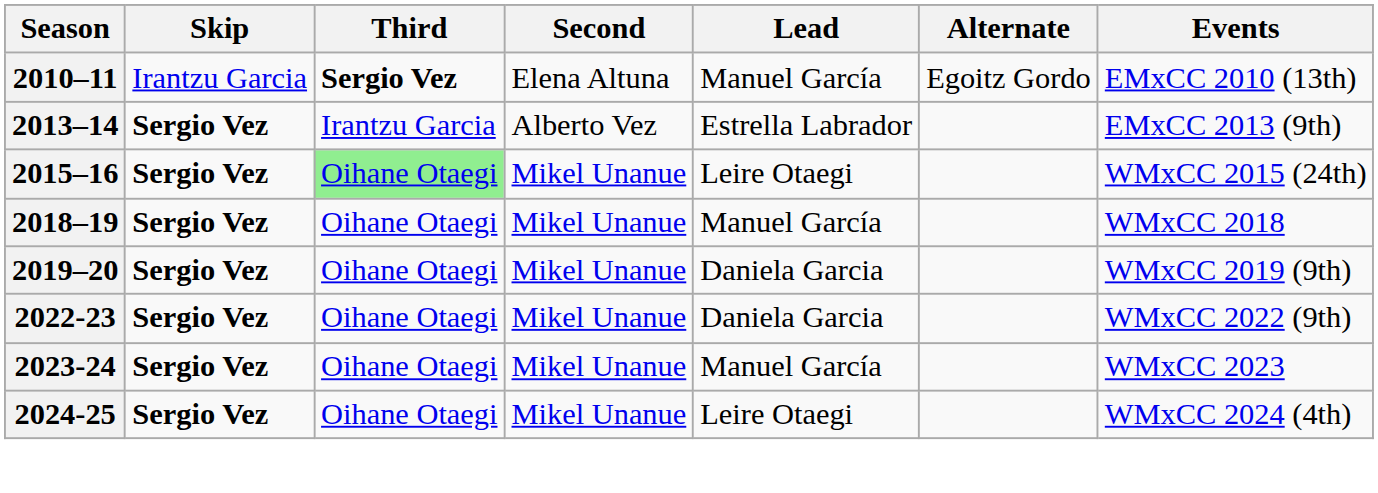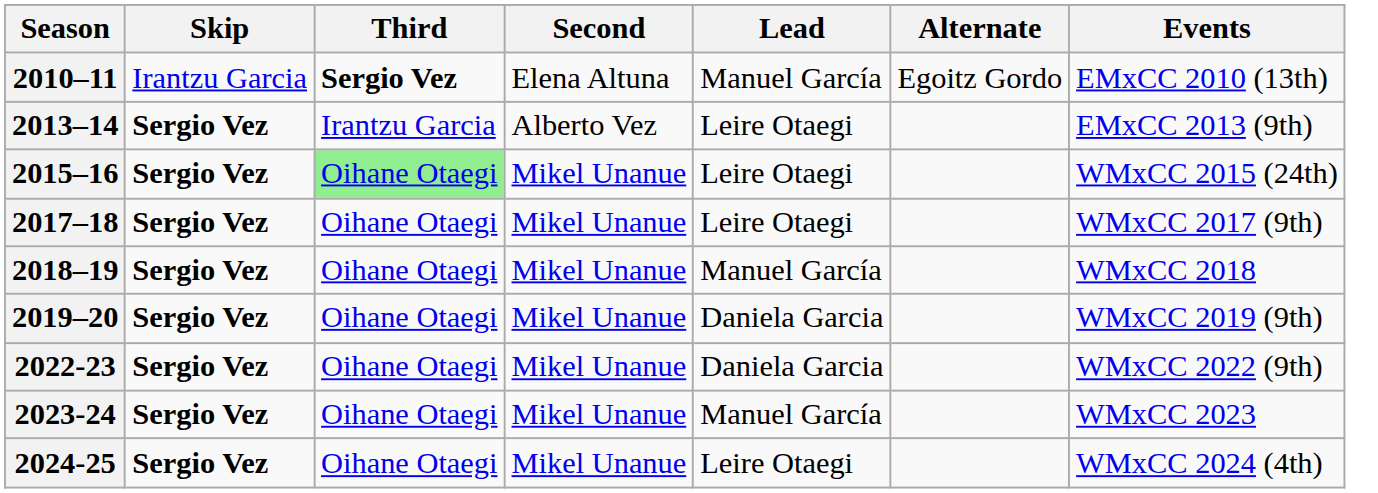(806, 125) Estrella Labrador -> (777, 125) Leire Otaegi
+ row: (65, 221)
